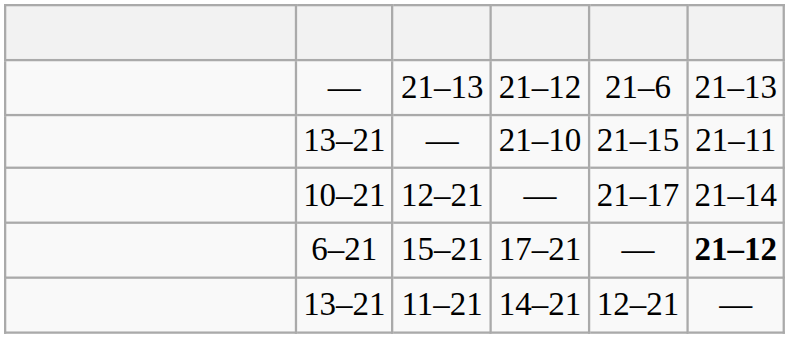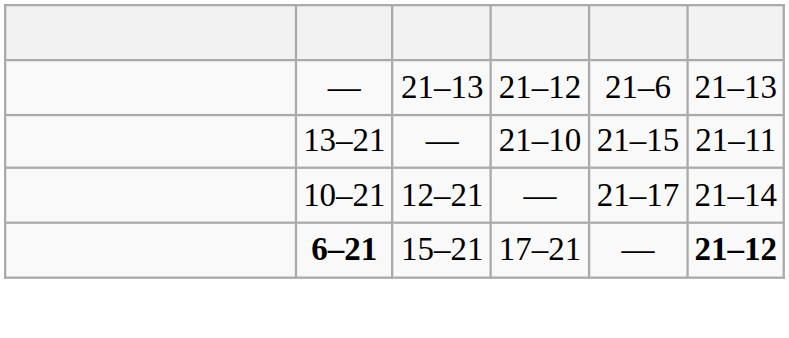(344, 249) normal -> (344, 249) bold
- row: (442, 304)
